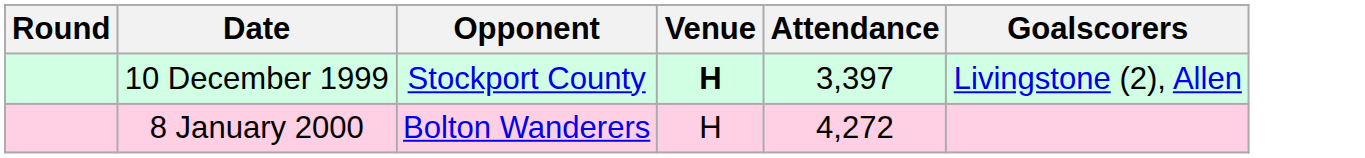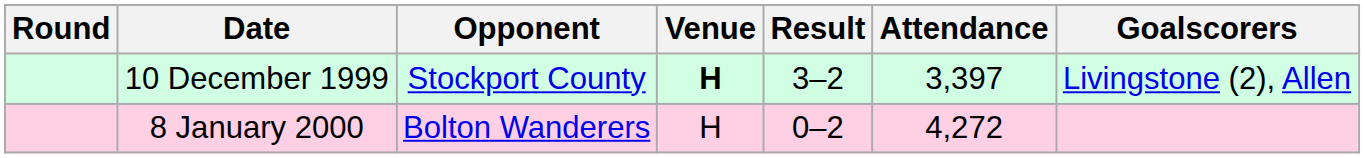+ column: (818, 29)
